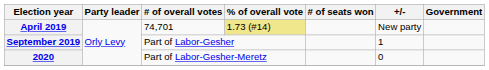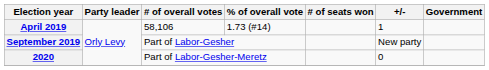(159, 27) 74,701 -> (159, 27) 58,106
(249, 27) khaki background -> (249, 27) no background
(400, 27) New party -> (381, 27) 1
(381, 42) 1 -> (400, 42) New party
